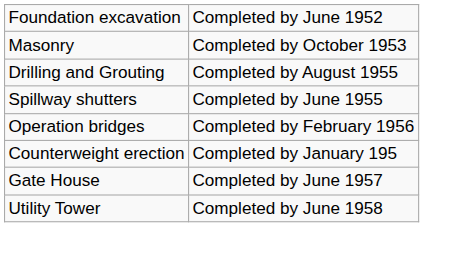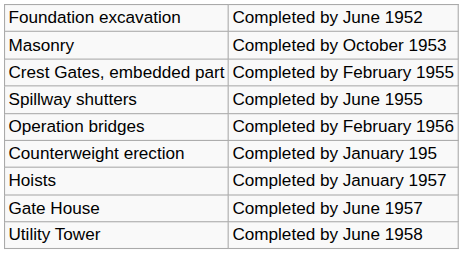- row: (87, 72)
+ row: (116, 72)
+ row: (32, 180)
